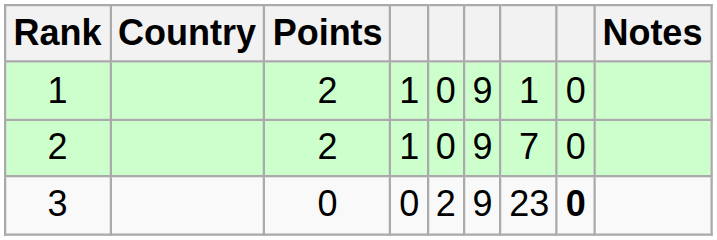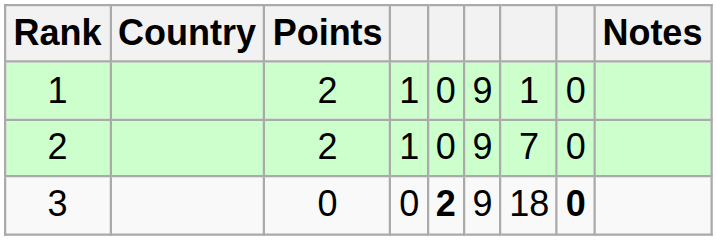(446, 204) normal -> (446, 204) bold
(529, 204) 23 -> (529, 204) 18
